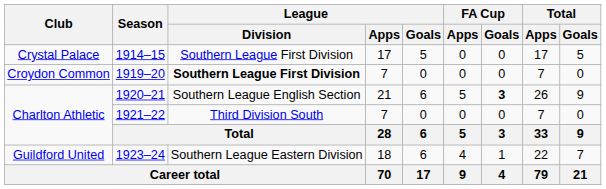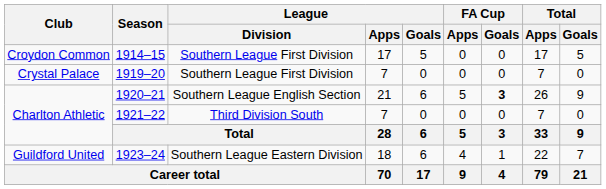(59, 54) Crystal Palace -> (59, 54) Croydon Common
(59, 74) Croydon Common -> (59, 74) Crystal Palace
(267, 74) bold -> (267, 74) normal
